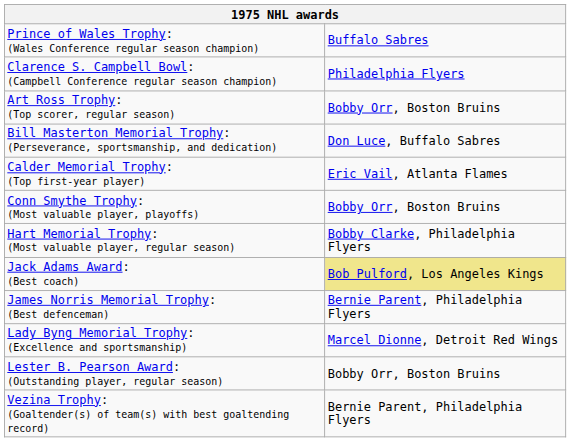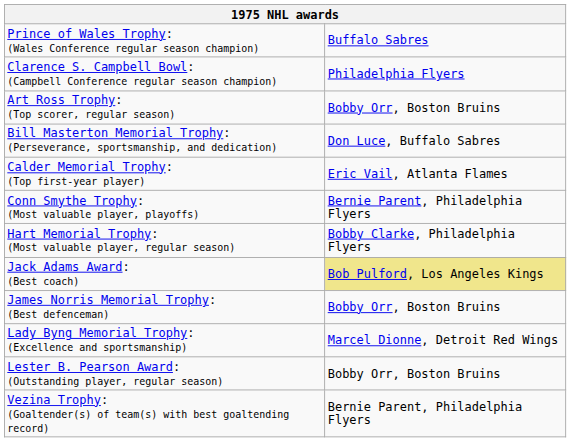(414, 207) Bobby Orr, Boston Bruins -> (425, 207) Bernie Parent, Philadelphia Flyers
(425, 307) Bernie Parent, Philadelphia Flyers -> (414, 307) Bobby Orr, Boston Bruins
